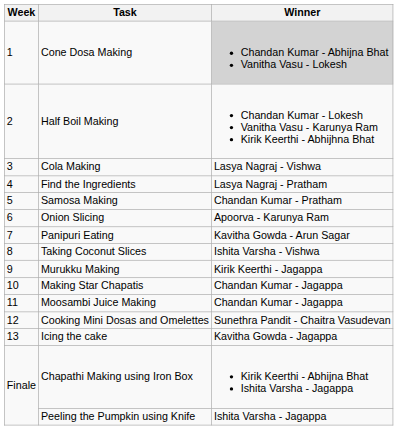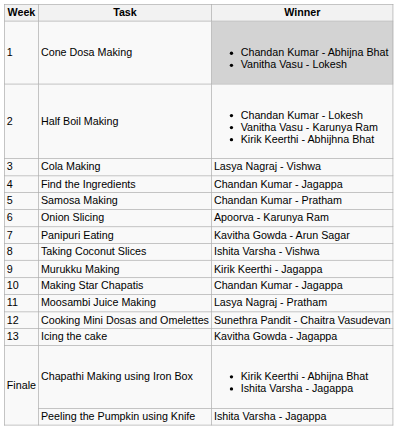(271, 184) Lasya Nagraj - Pratham -> (278, 184) Chandan Kumar - Jagappa
(278, 303) Chandan Kumar - Jagappa -> (271, 303) Lasya Nagraj - Pratham
